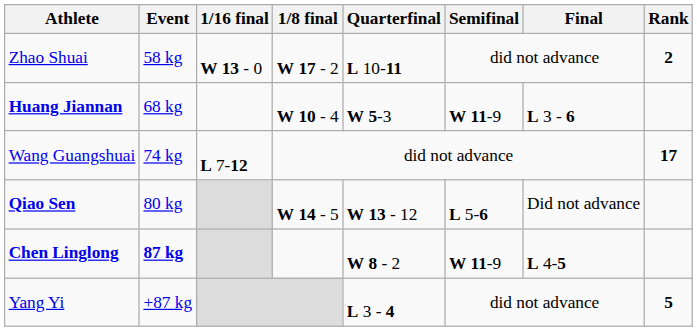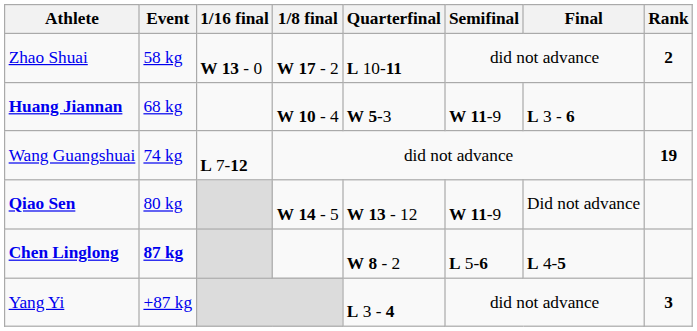(669, 155) 17 -> (669, 155) 19
(468, 214) L 5-6 -> (475, 214) W 11-9
(475, 263) W 11-9 -> (468, 263) L 5-6
(669, 302) 5 -> (669, 302) 3
